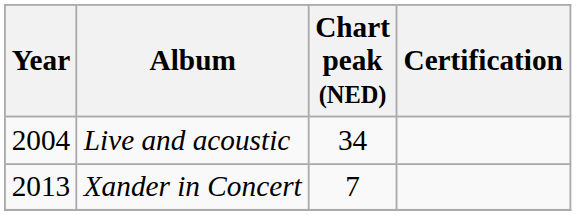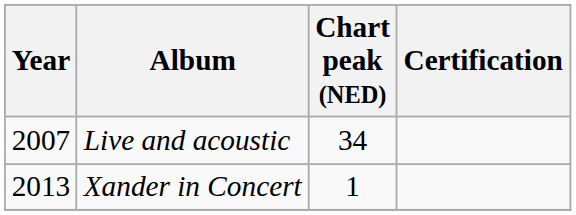(41, 140) 2004 -> (41, 140) 2007
(353, 186) 7 -> (353, 186) 1
